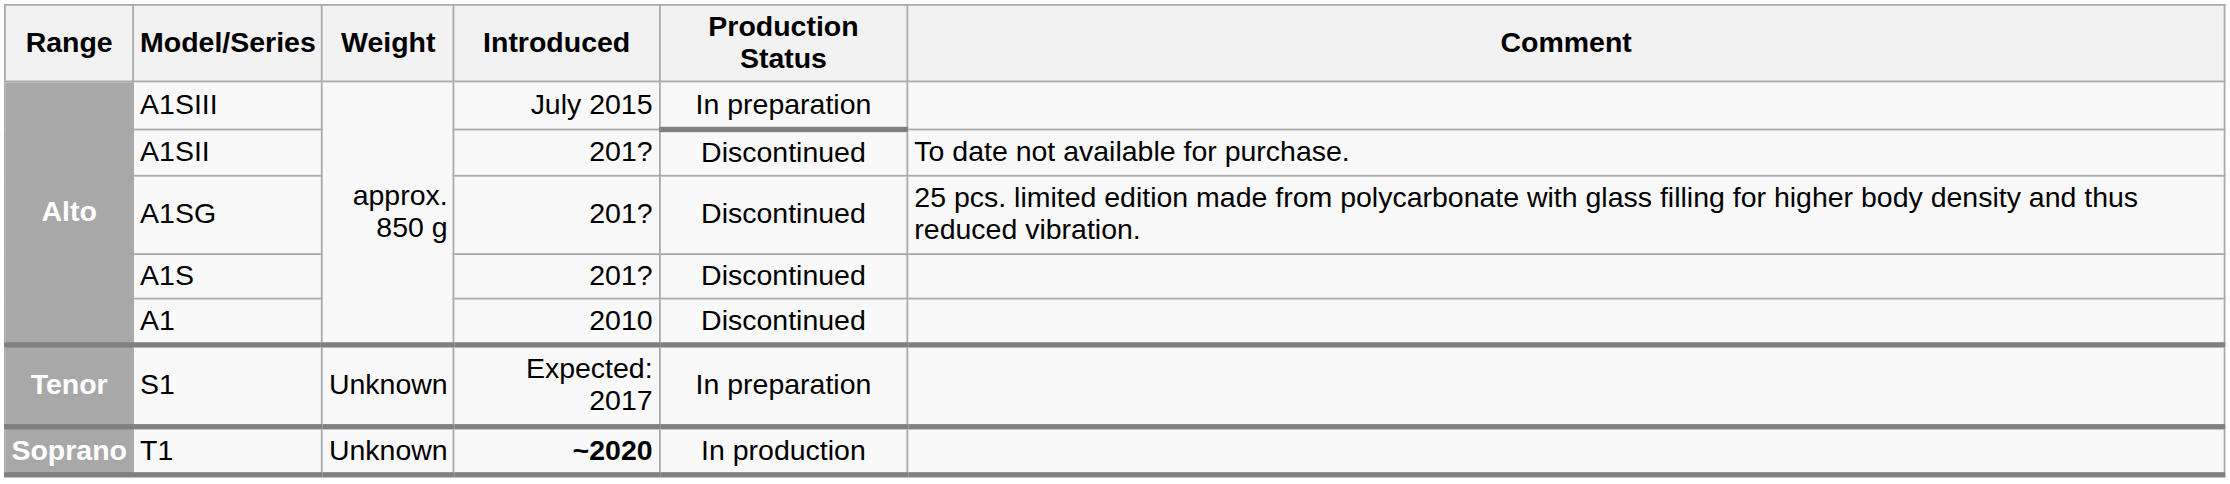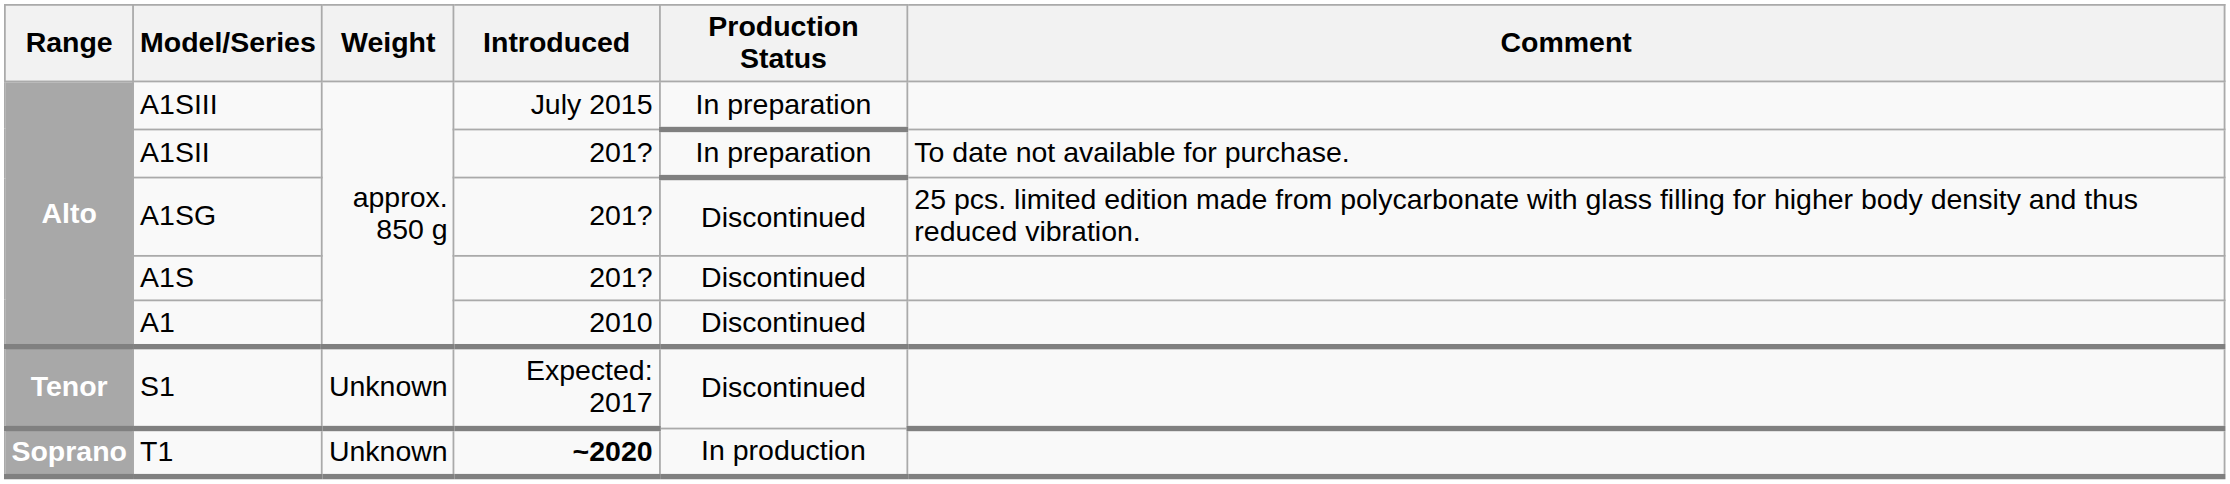(783, 153) Discontinued -> (783, 153) In preparation
(783, 385) In preparation -> (783, 387) Discontinued
